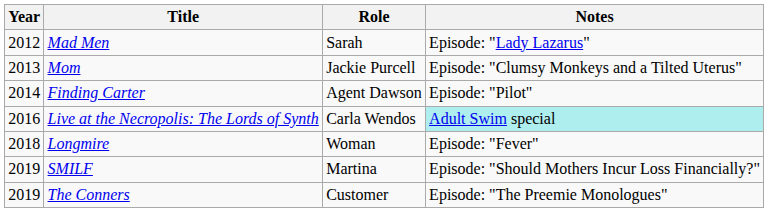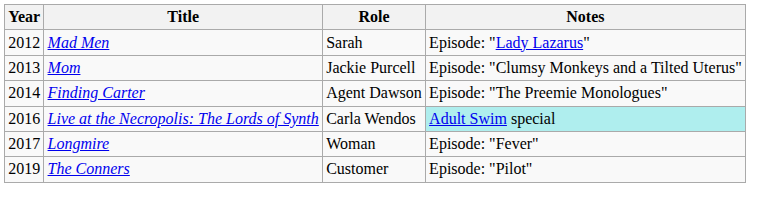(481, 93) Episode: "Pilot" -> (548, 93) Episode: "The Preemie Monologues"
(24, 144) 2018 -> (24, 144) 2017
- row: (70, 169)
(548, 194) Episode: "The Preemie Monologues" -> (481, 169) Episode: "Pilot"
